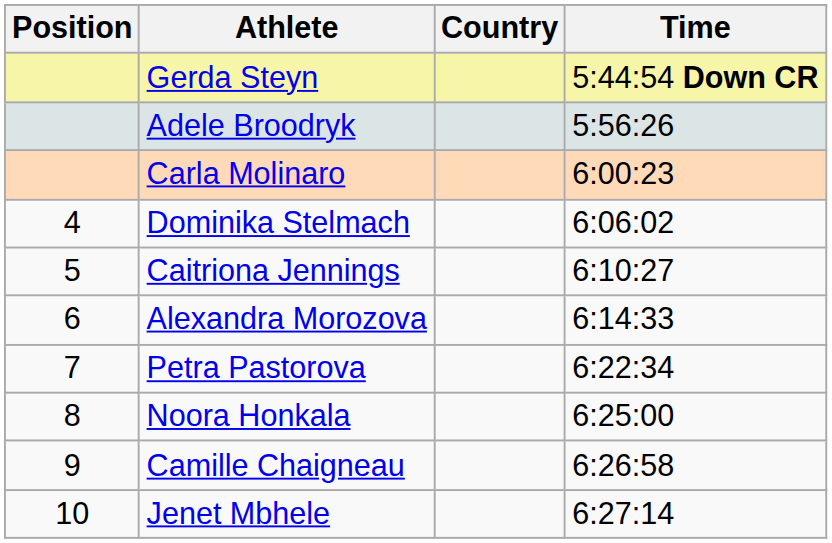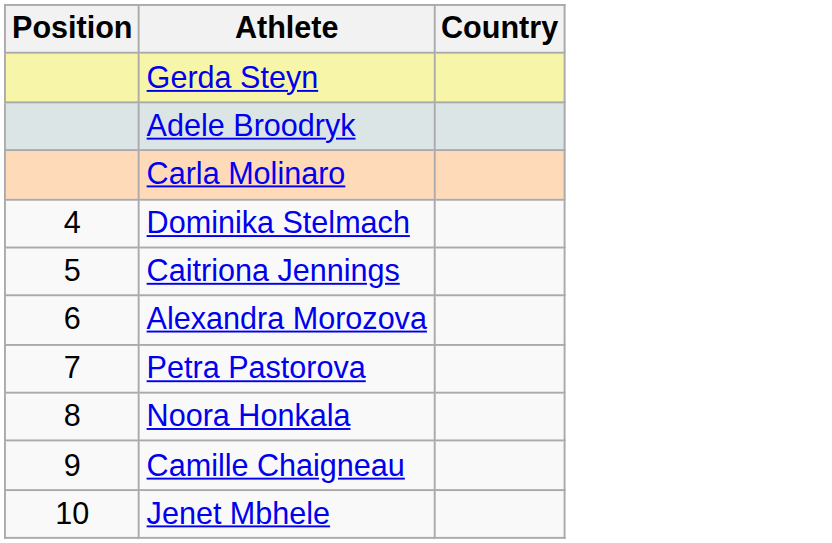- column: (695, 28)
